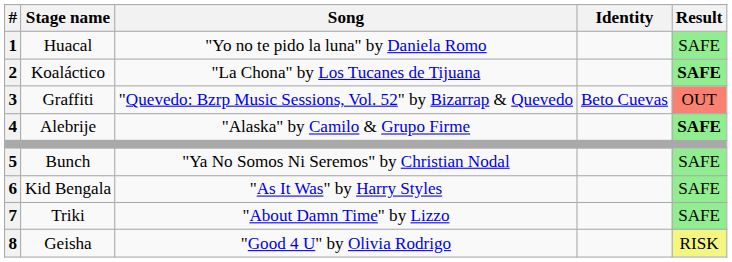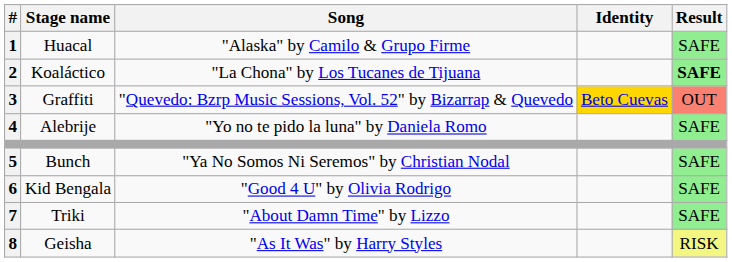(346, 45) "Yo no te pido la luna" by Daniela Romo -> (346, 45) "Alaska" by Camilo & Grupo Firme
(624, 99) no background -> (624, 99) gold background
(346, 126) "Alaska" by Camilo & Grupo Firme -> (346, 126) "Yo no te pido la luna" by Daniela Romo
(699, 126) bold -> (699, 126) normal
(346, 188) "As It Was" by Harry Styles -> (346, 188) "Good 4 U" by Olivia Rodrigo
(346, 243) "Good 4 U" by Olivia Rodrigo -> (346, 243) "As It Was" by Harry Styles
